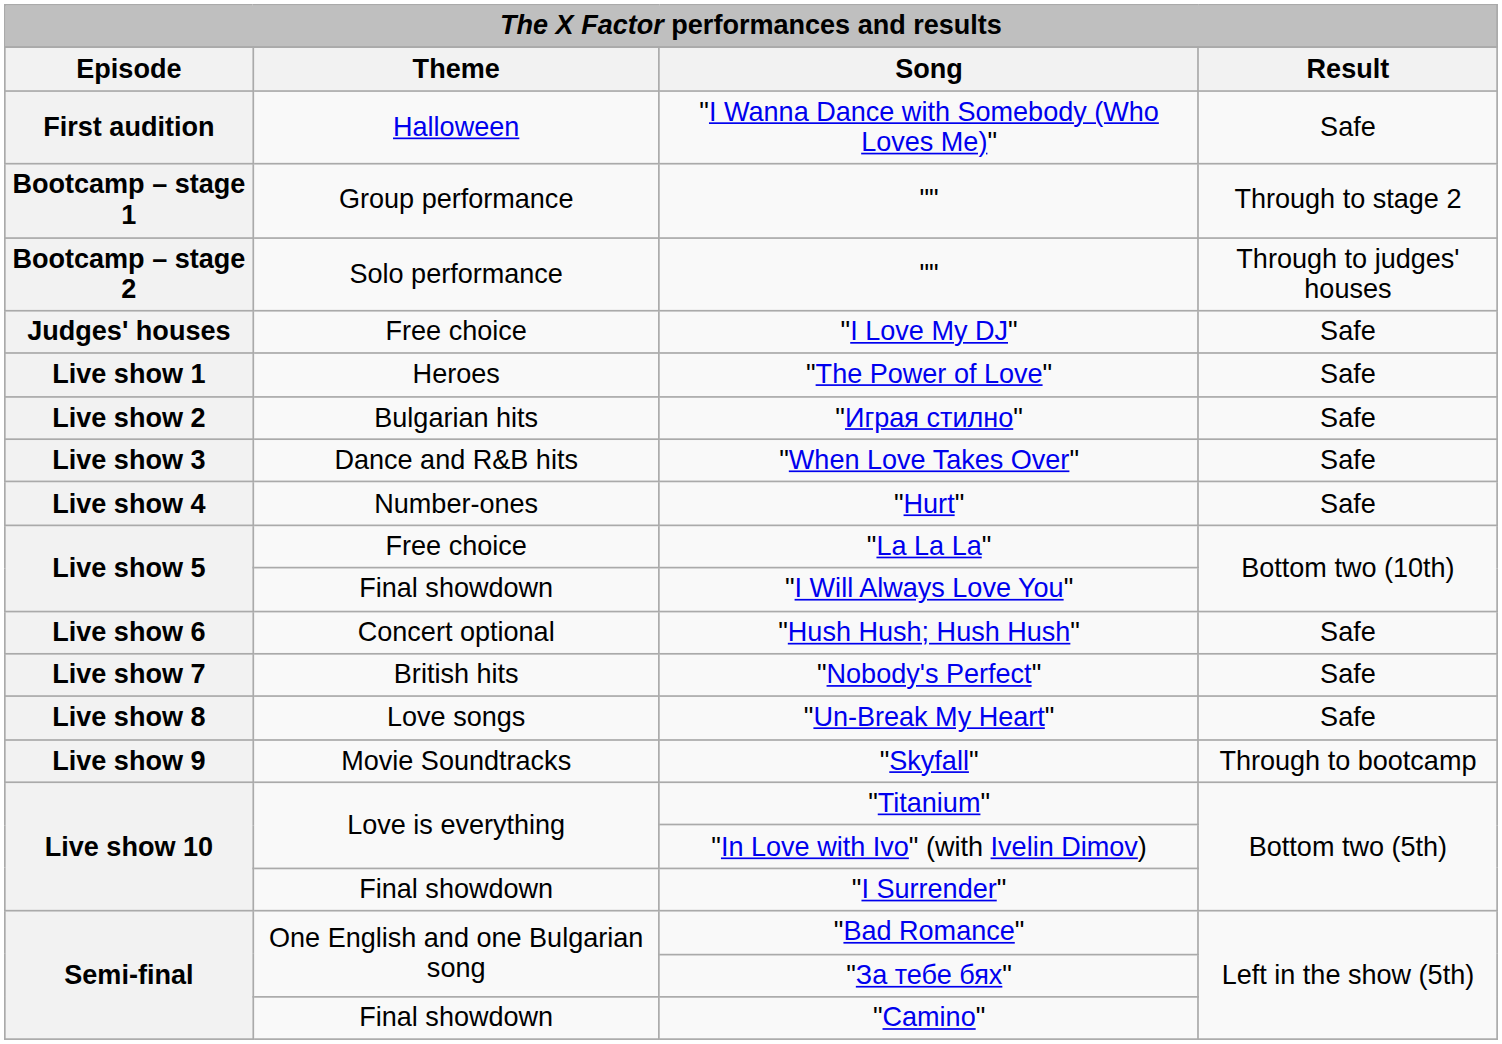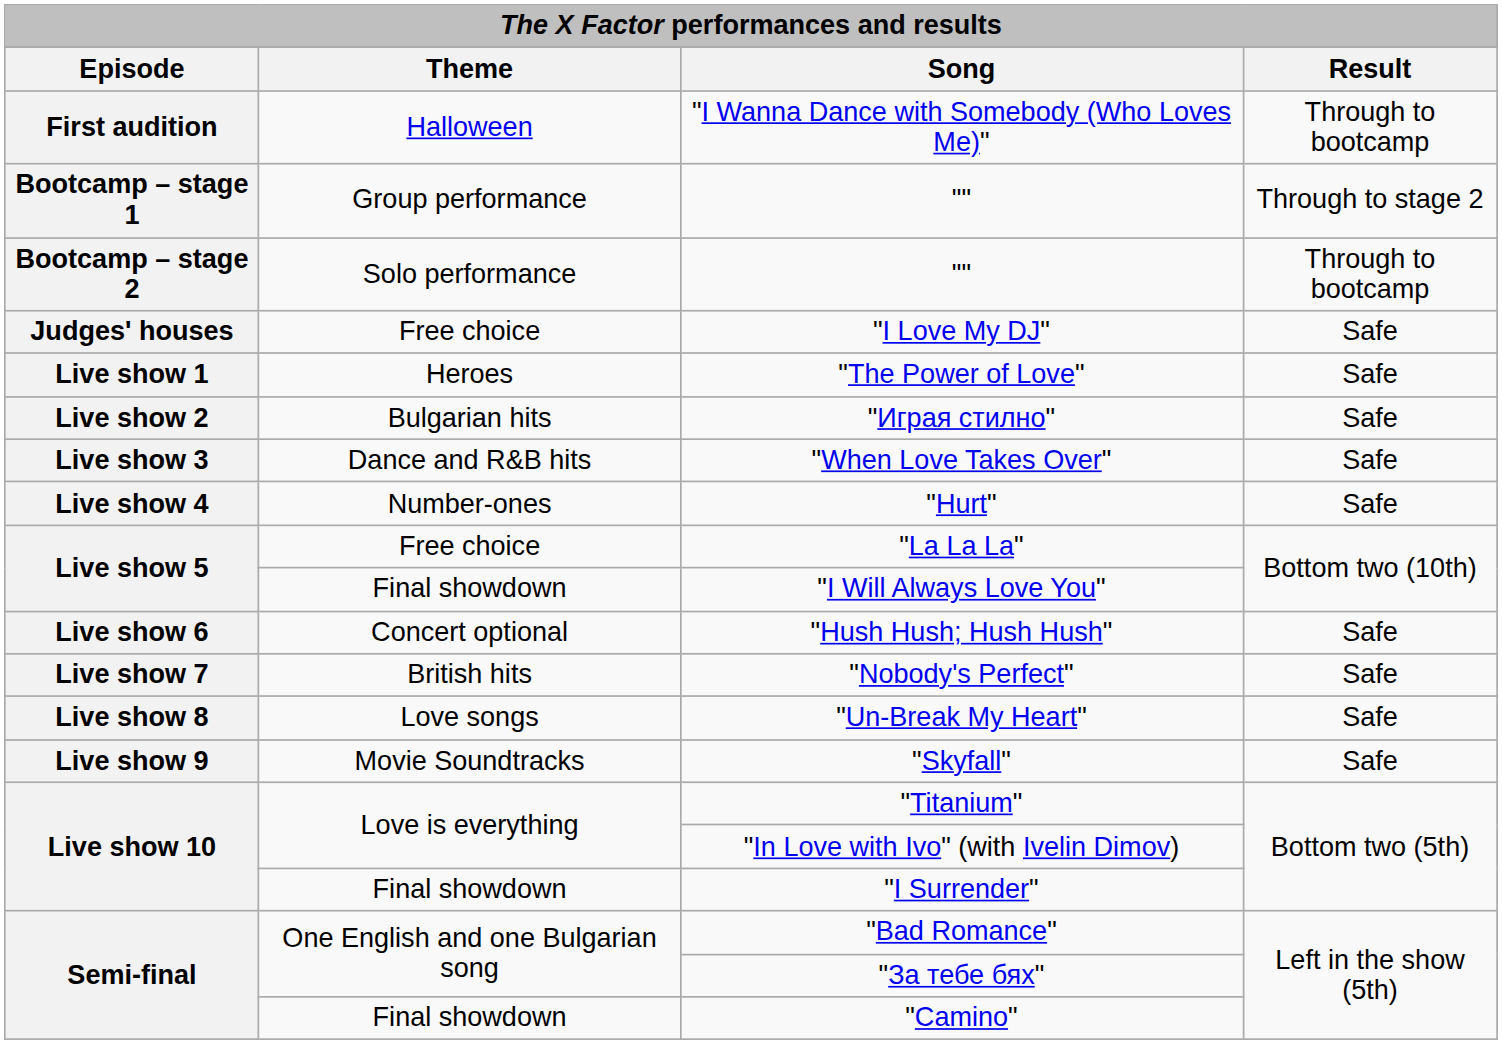(1348, 126) Safe -> (1370, 126) Through to bootcamp
(1348, 273) Through to judges' houses -> (1370, 273) Through to bootcamp
(1348, 760) Through to bootcamp -> (1370, 760) Safe
